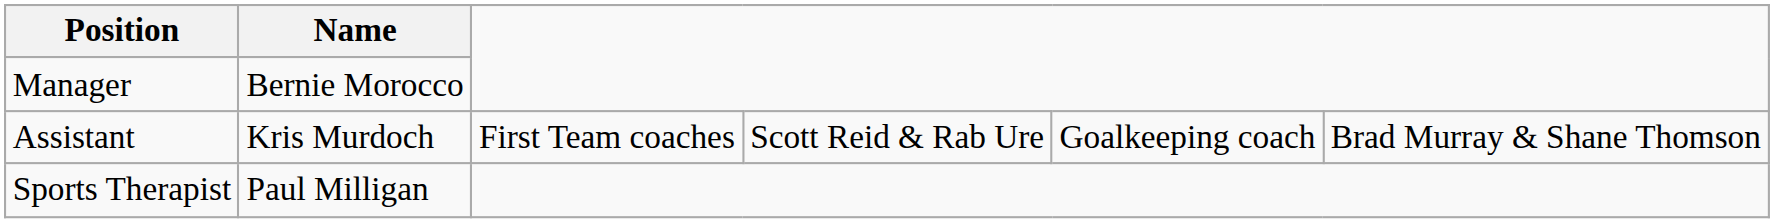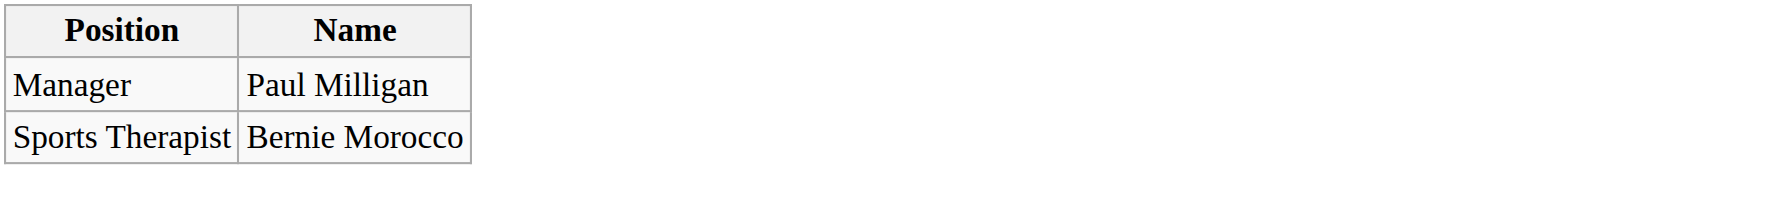(355, 83) Bernie Morocco -> (338, 83) Paul Milligan
- row: (74, 136)
(338, 189) Paul Milligan -> (355, 136) Bernie Morocco
